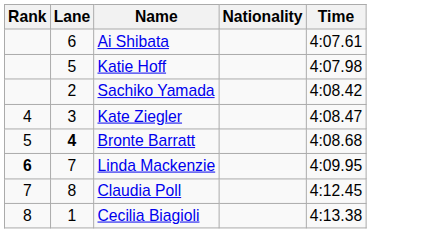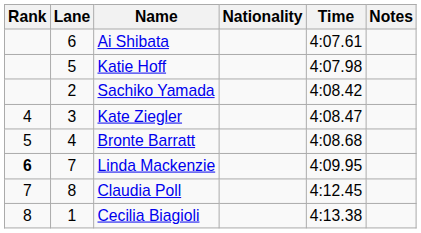+ column: (391, 16)
(72, 141) bold -> (72, 141) normal
